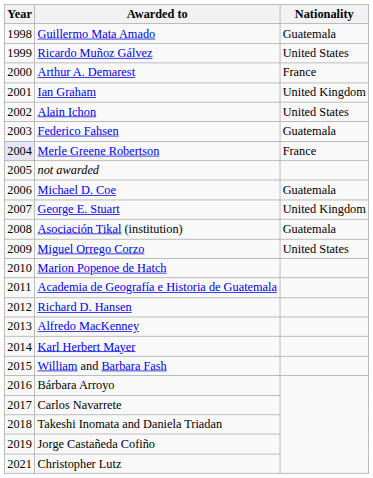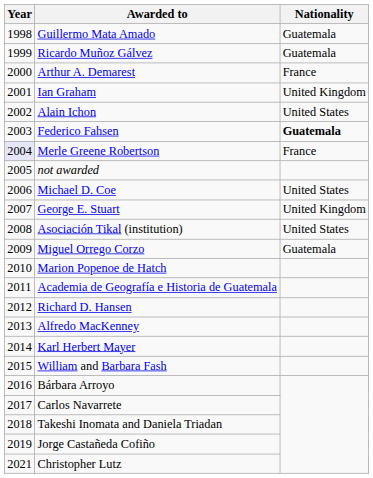(316, 53) United States -> (309, 53) Guatemala
(309, 131) normal -> (312, 131) bold
(309, 190) Guatemala -> (316, 190) United States
(309, 229) Guatemala -> (316, 229) United States
(316, 248) United States -> (309, 248) Guatemala
